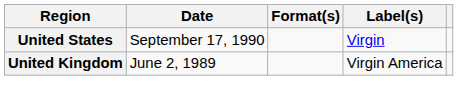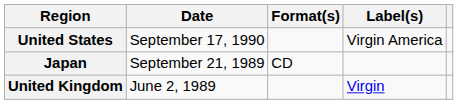(366, 39) Virgin -> (395, 39) Virgin America
+ row: (65, 63)
(395, 63) Virgin America -> (366, 87) Virgin
